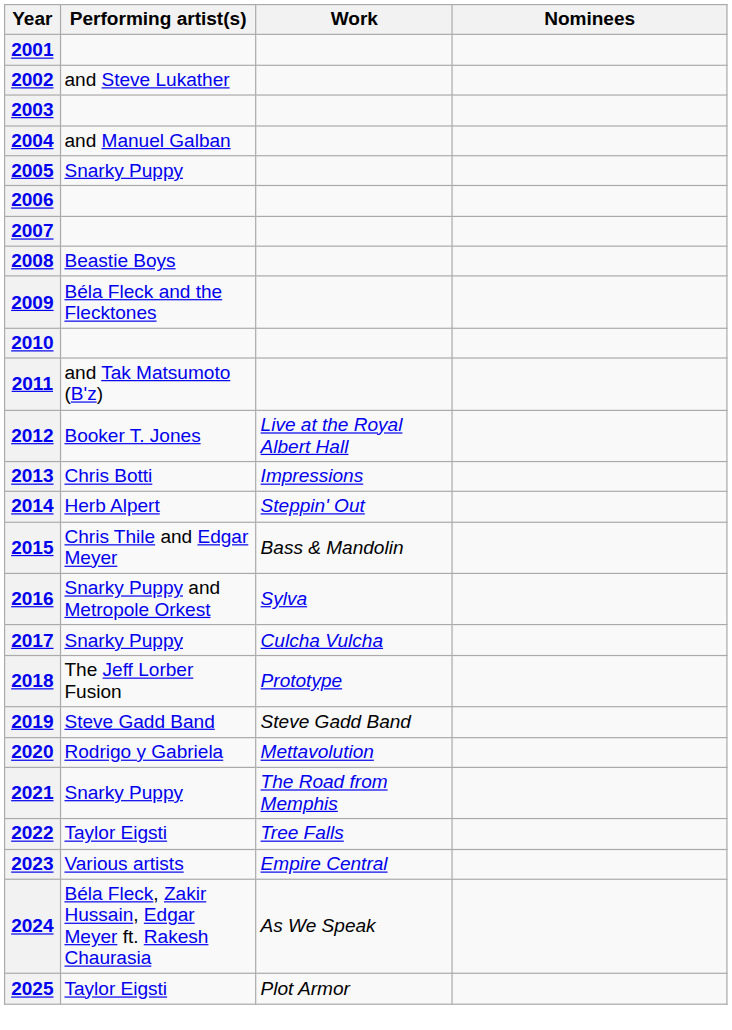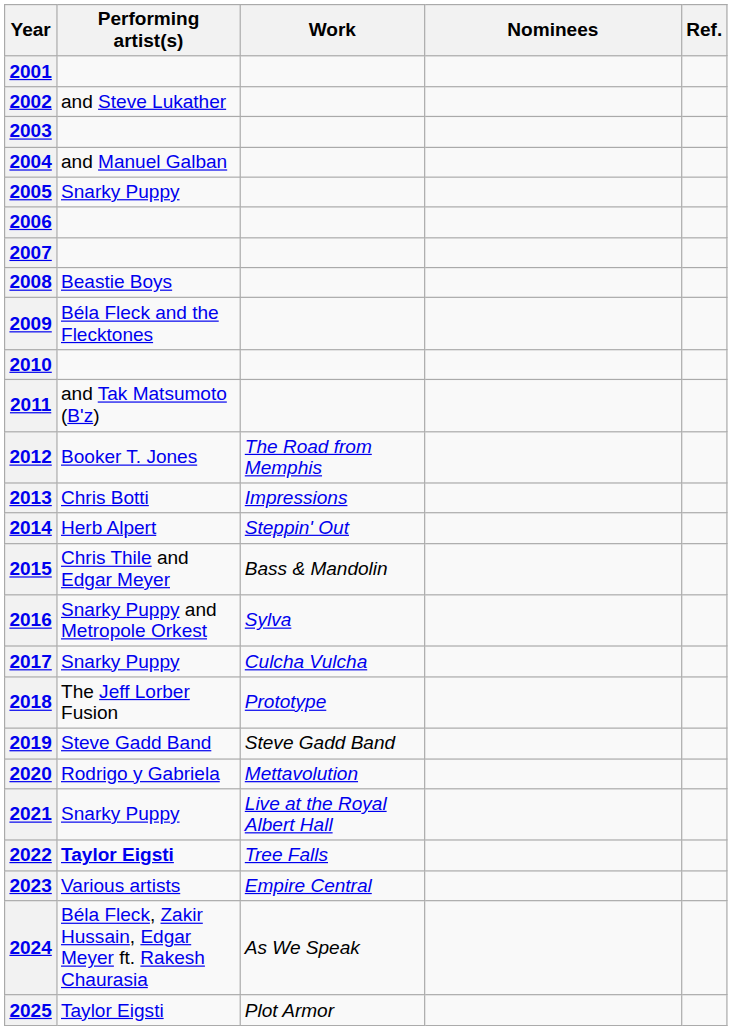+ column: (704, 30)
(332, 435) Live at the Royal Albert Hall -> (308, 456) The Road from Memphis
(324, 792) The Road from Memphis -> (316, 814) Live at the Royal Albert Hall
(116, 833) normal -> (117, 855) bold
